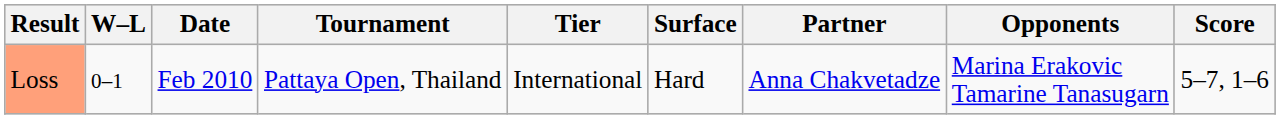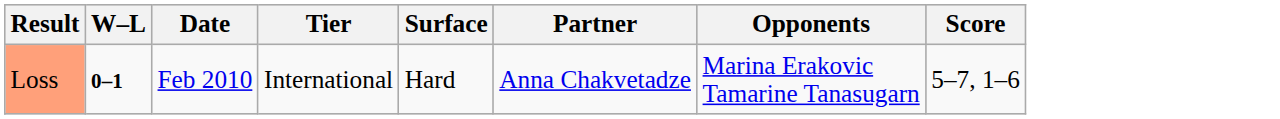- column: (383, 24)
(107, 80) normal -> (107, 78) bold
